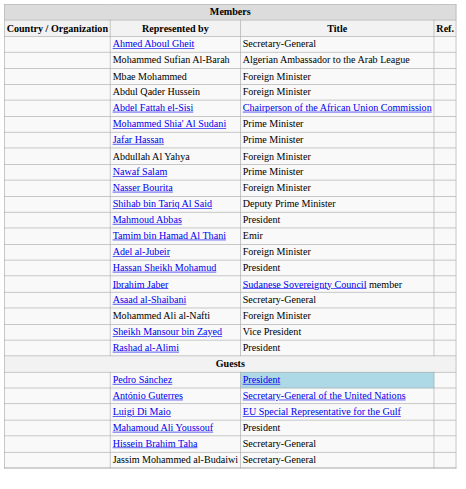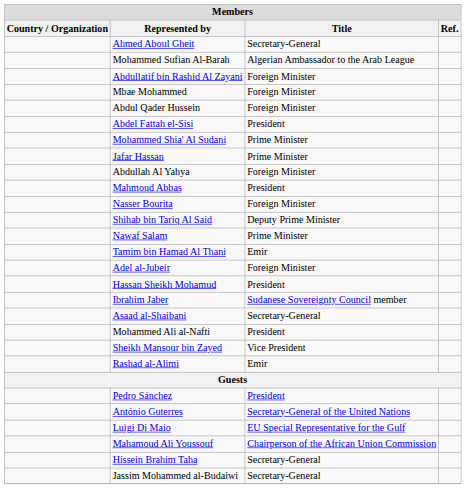+ row: (178, 76)
(337, 108) Chairperson of the African Union Commission -> (266, 124) President
rows swapped: (140, 172) <-> (147, 220)
(277, 316) Foreign Minister -> (266, 332) President
(261, 348) President -> (257, 364) Emir
(261, 380) lightblue background -> (266, 396) no background
(261, 428) President -> (342, 444) Chairperson of the African Union Commission
